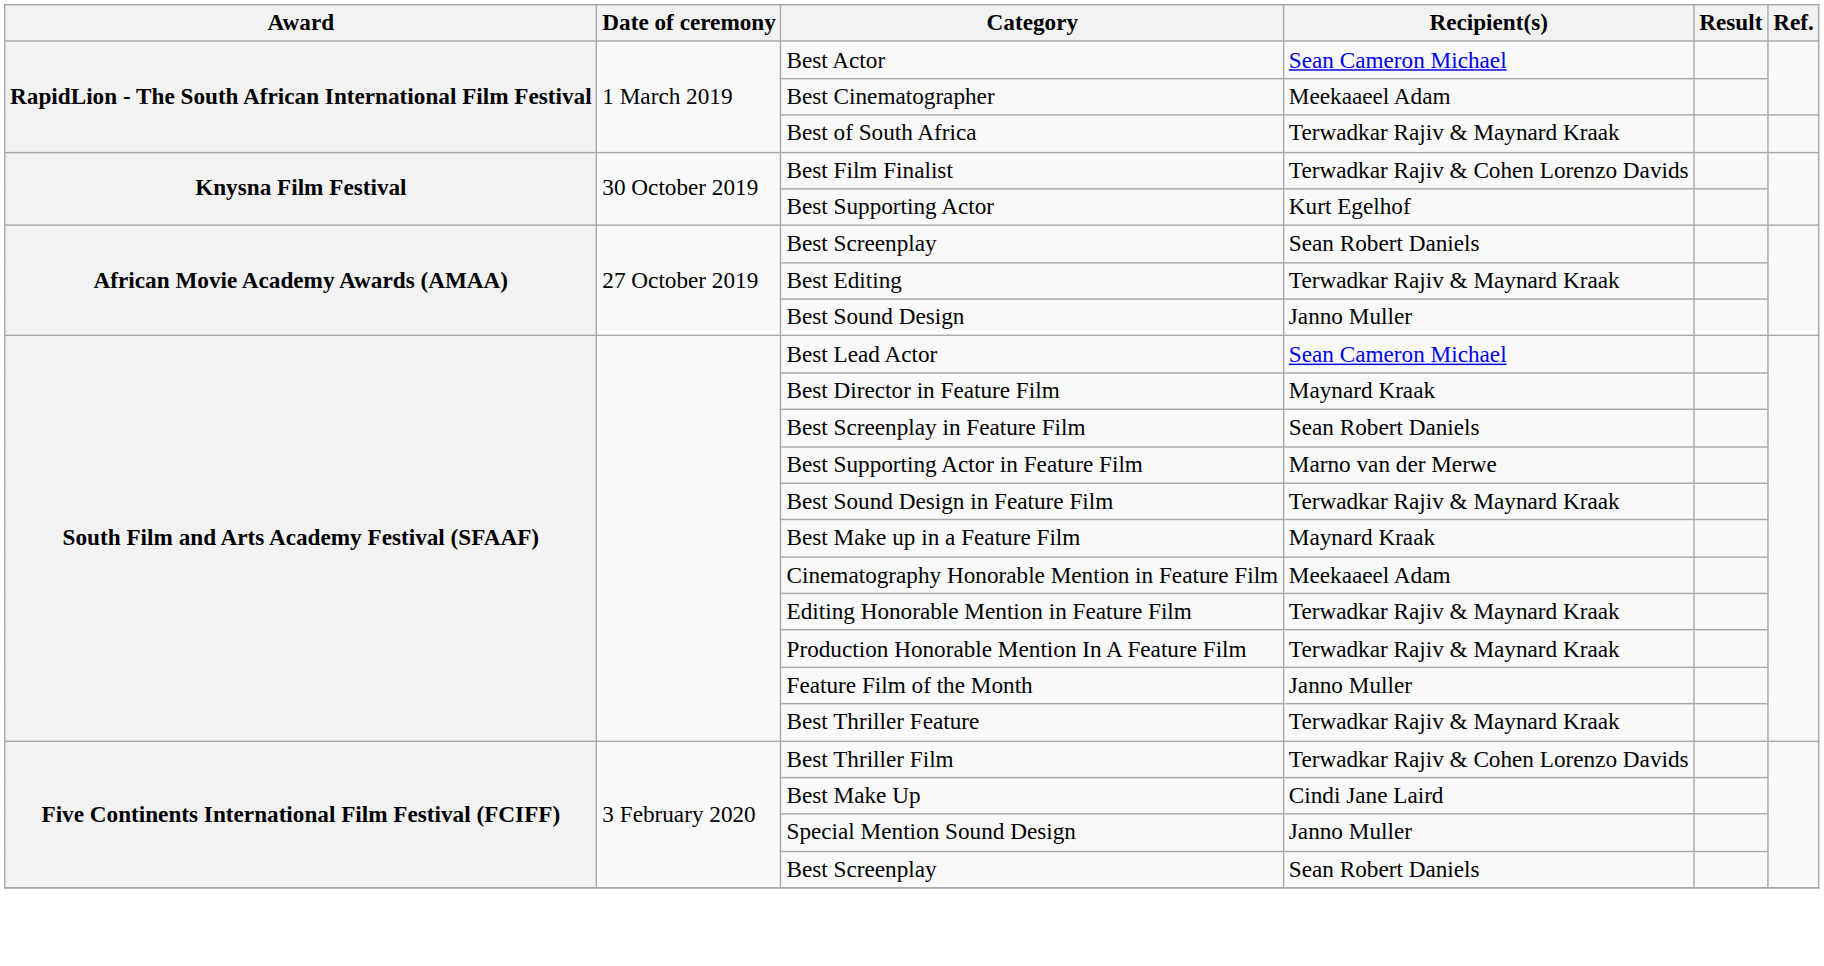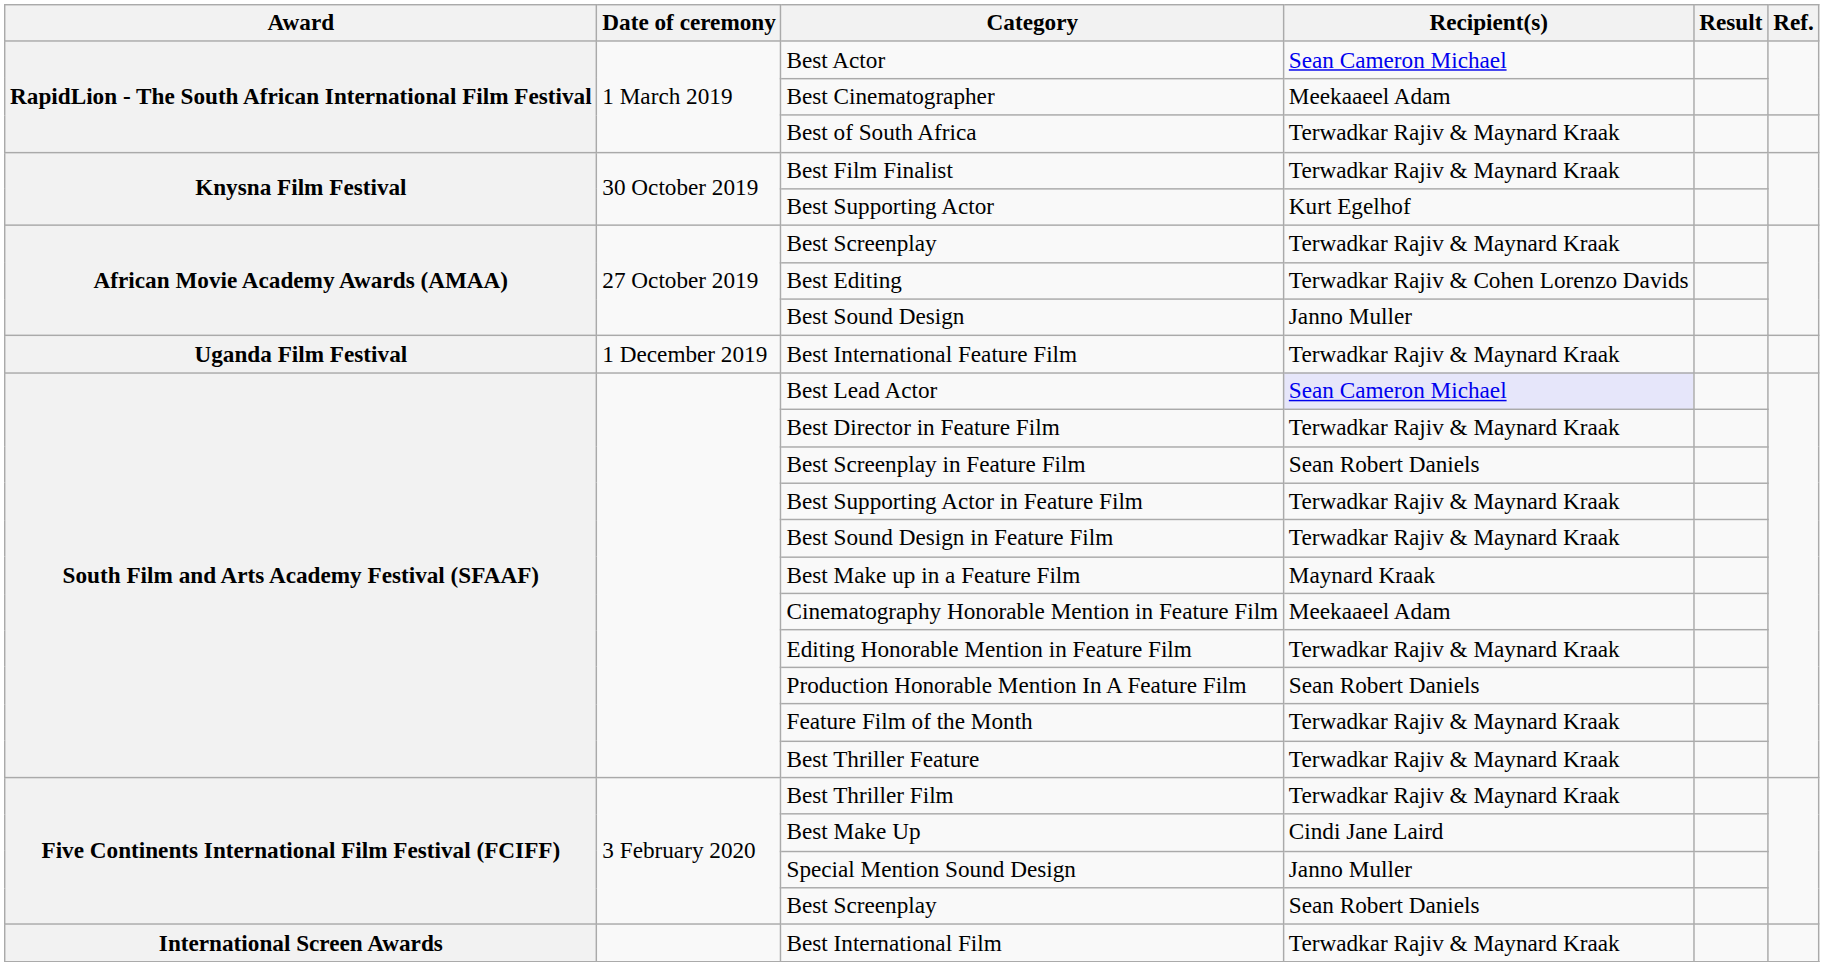(1489, 170) Terwadkar Rajiv & Cohen Lorenzo Davids -> (1454, 170) Terwadkar Rajiv & Maynard Kraak
(1384, 243) Sean Robert Daniels -> (1454, 243) Terwadkar Rajiv & Maynard Kraak
(1454, 280) Terwadkar Rajiv & Maynard Kraak -> (1489, 280) Terwadkar Rajiv & Cohen Lorenzo Davids
+ row: (301, 354)
(1398, 354) no background -> (1398, 390) lavender background
(1362, 390) Maynard Kraak -> (1454, 427) Terwadkar Rajiv & Maynard Kraak
(1393, 464) Marno van der Merwe -> (1454, 501) Terwadkar Rajiv & Maynard Kraak
(1454, 648) Terwadkar Rajiv & Maynard Kraak -> (1384, 685) Sean Robert Daniels
(1350, 685) Janno Muller -> (1454, 721) Terwadkar Rajiv & Maynard Kraak
(1489, 758) Terwadkar Rajiv & Cohen Lorenzo Davids -> (1454, 795) Terwadkar Rajiv & Maynard Kraak
+ row: (301, 942)
